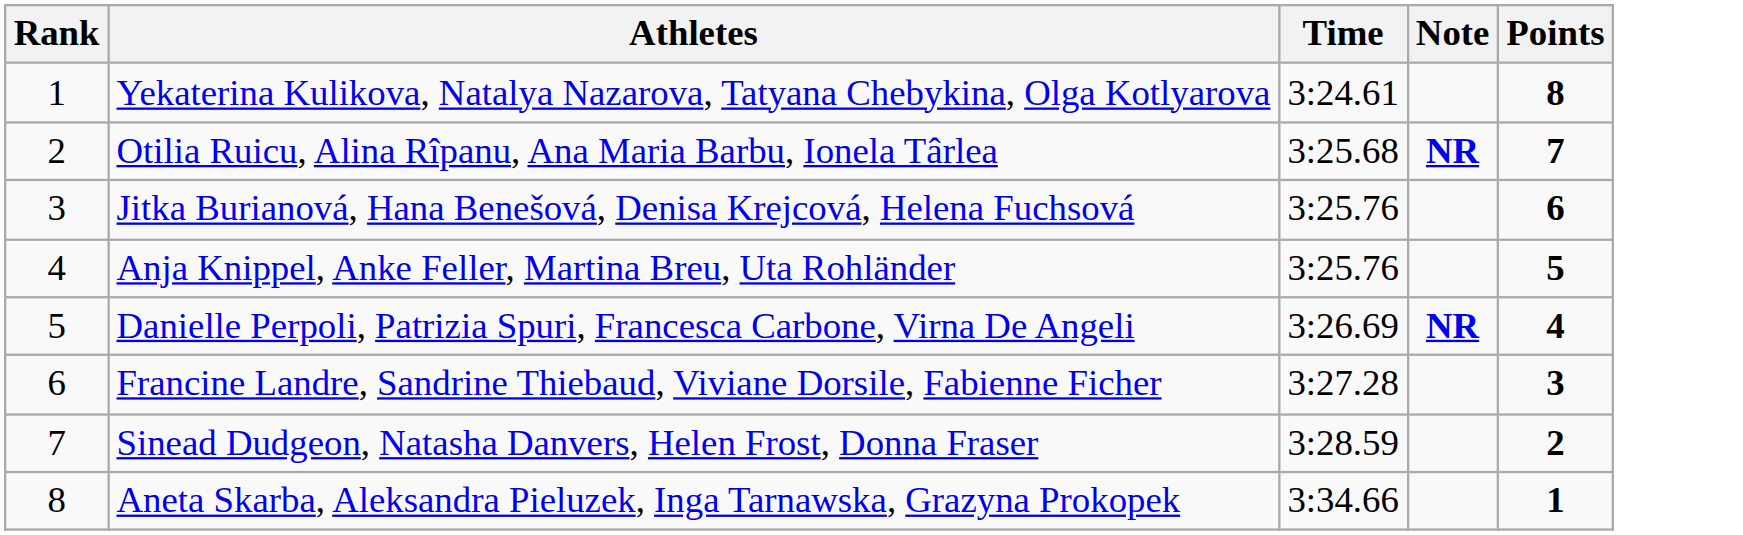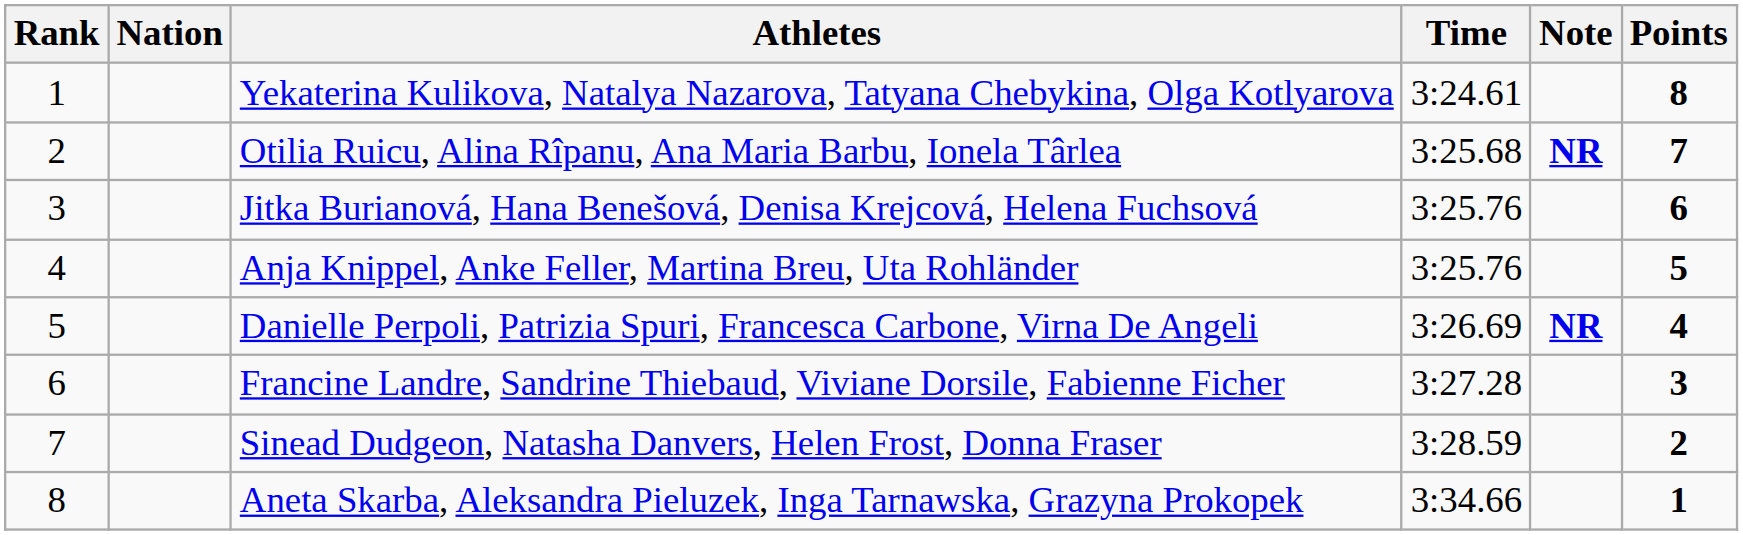+ column: (170, 33)
